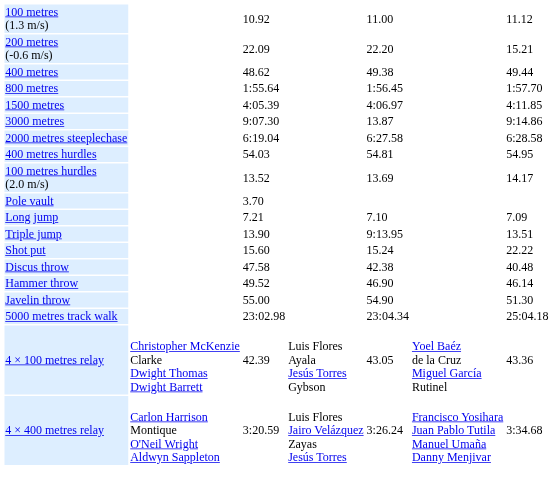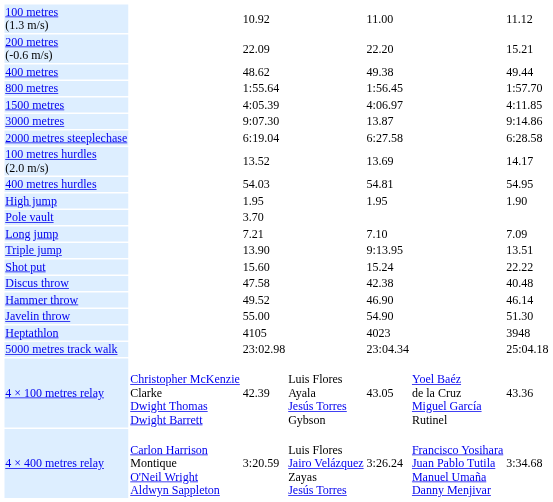rows swapped: (51, 177) <-> (51, 154)
+ row: (31, 201)
+ row: (32, 333)
